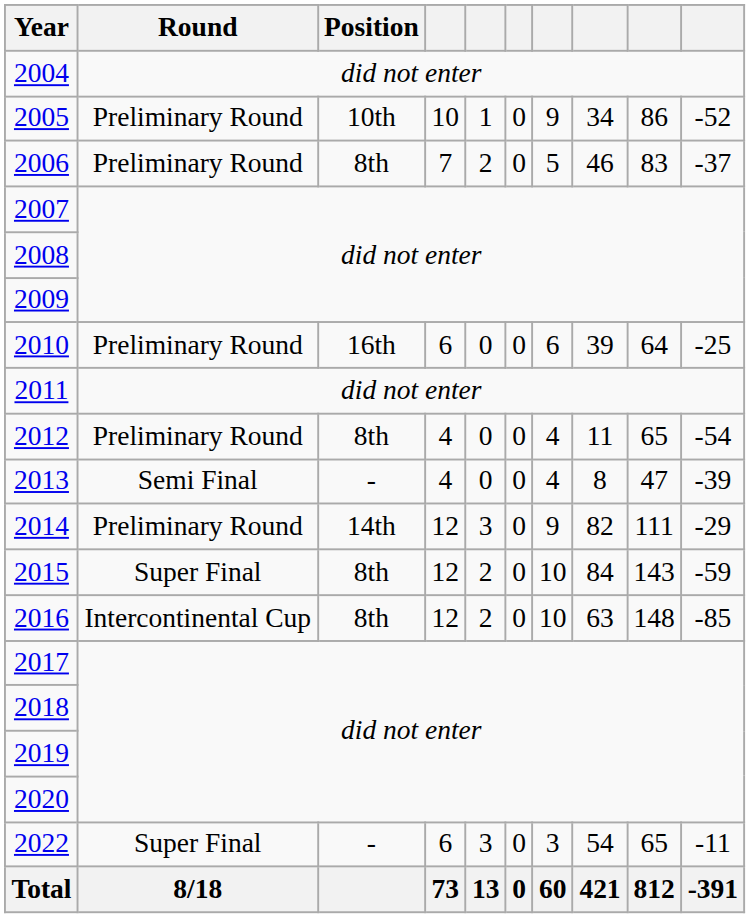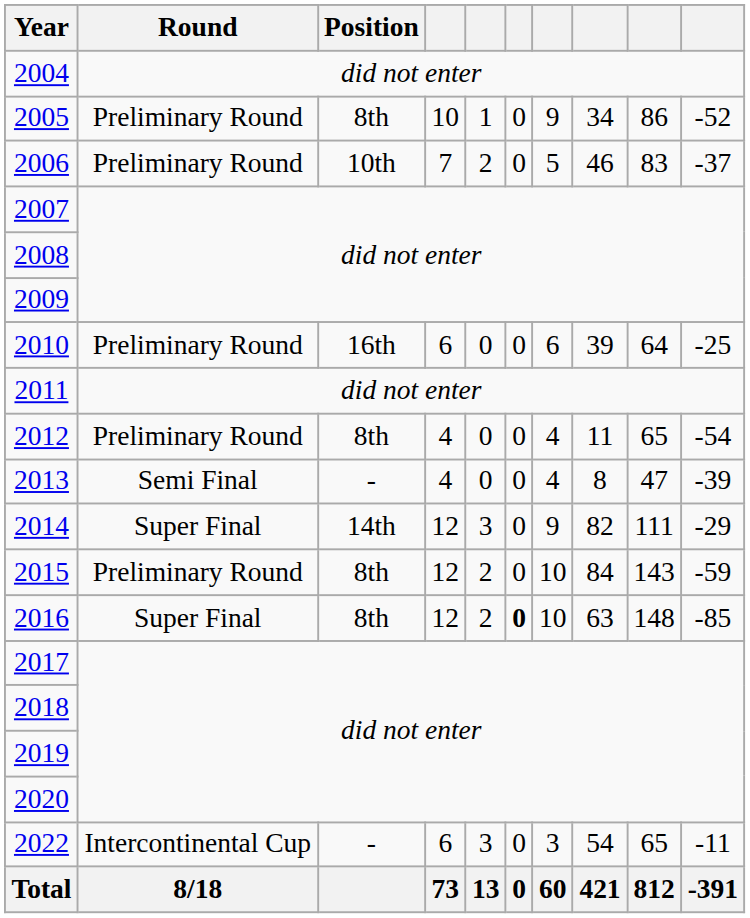(371, 118) 10th -> (371, 118) 8th
(371, 163) 8th -> (371, 163) 10th
(198, 526) Preliminary Round -> (198, 526) Super Final
(198, 571) Super Final -> (198, 571) Preliminary Round
(198, 617) Intercontinental Cup -> (198, 617) Super Final
(519, 617) normal -> (519, 617) bold
(198, 844) Super Final -> (198, 844) Intercontinental Cup
